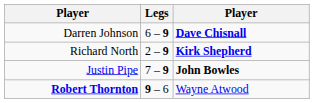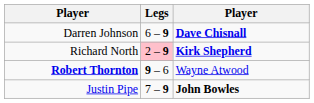(157, 51) no background -> (157, 51) pink background
rows swapped: (112, 70) <-> (95, 88)
